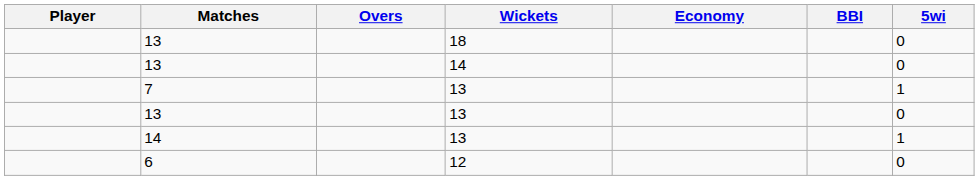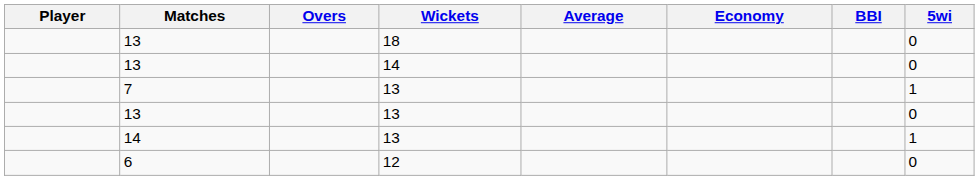+ column: (593, 16)
